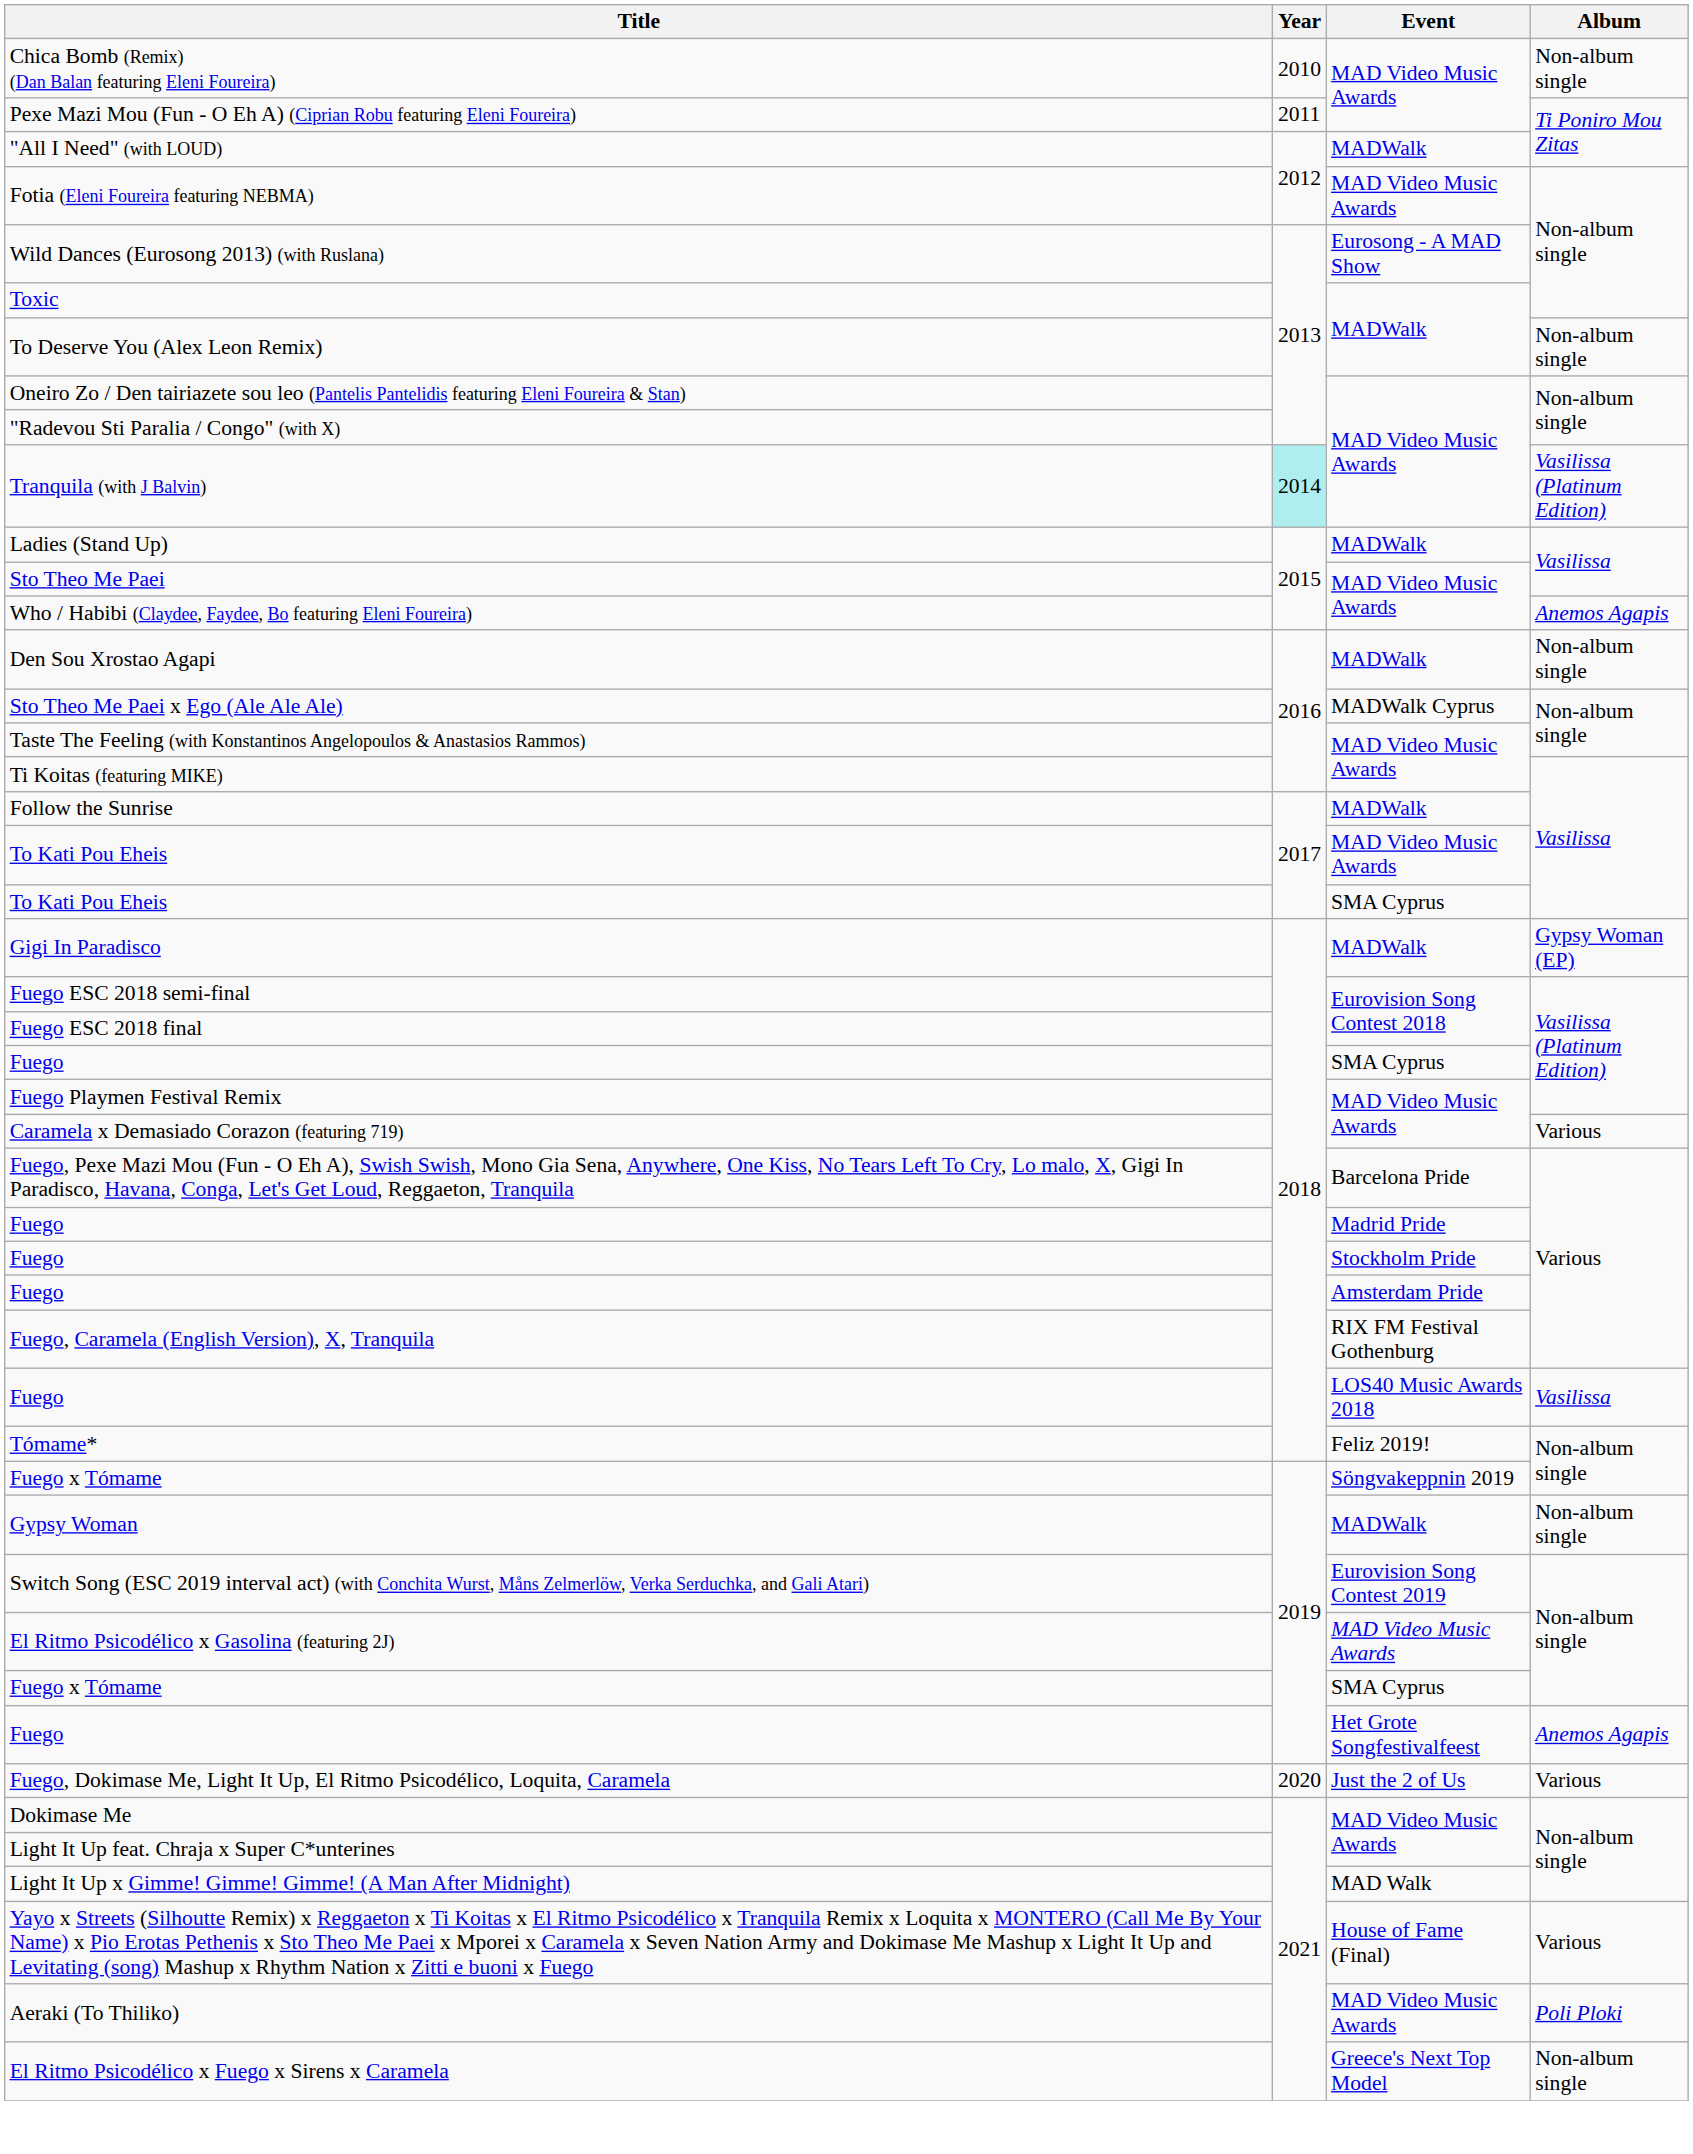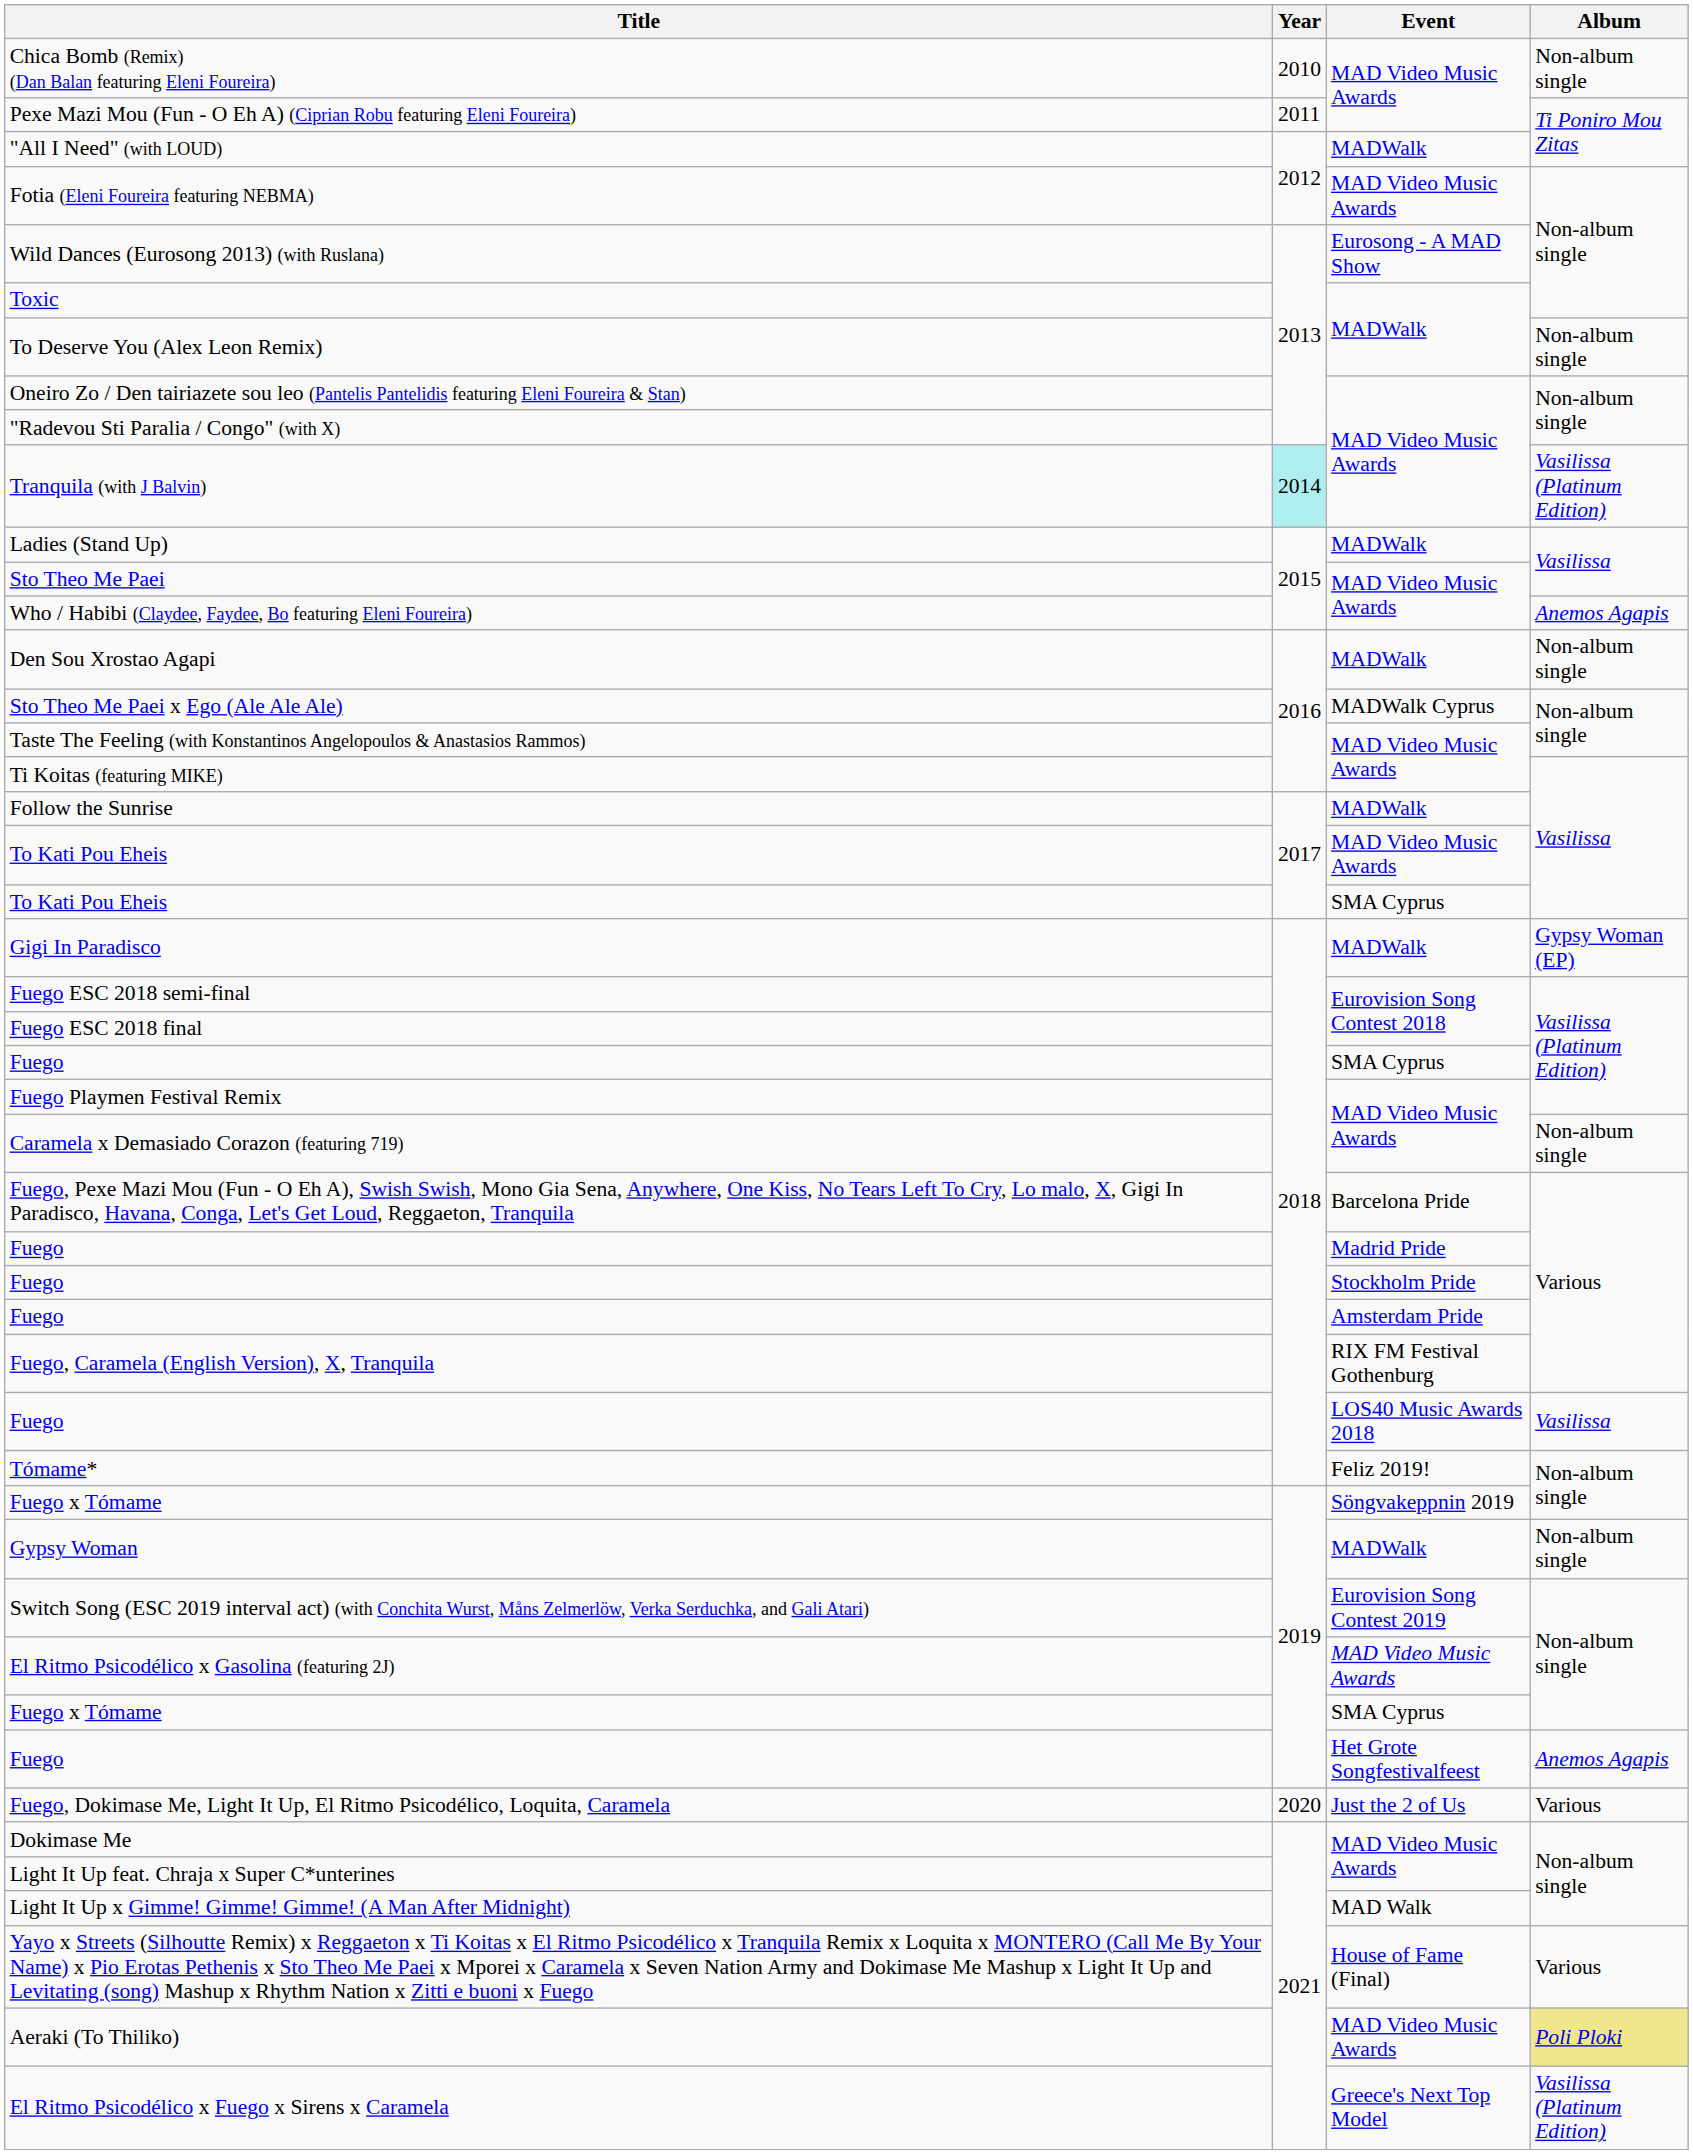(1568, 1130) Various -> (1584, 1143) Non-album single
(1579, 2012) no background -> (1579, 2037) khaki background
(1584, 2071) Non-album single -> (1578, 2107) Vasilissa (Platinum Edition)
